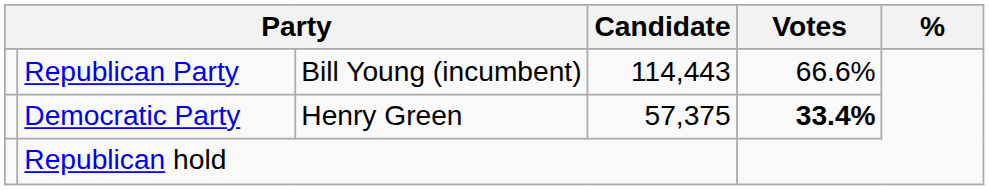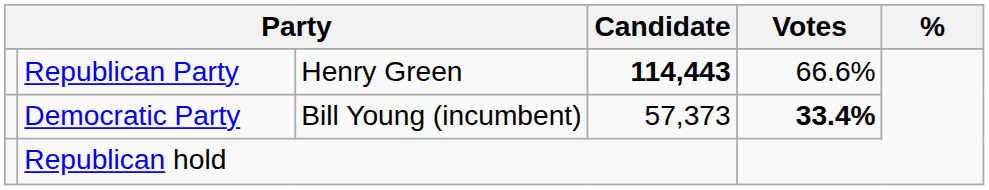(441, 71) Bill Young (incumbent) -> (382, 71) Henry Green
(681, 71) normal -> (681, 71) bold
(382, 116) Henry Green -> (441, 116) Bill Young (incumbent)
(688, 116) 57,375 -> (688, 116) 57,373
